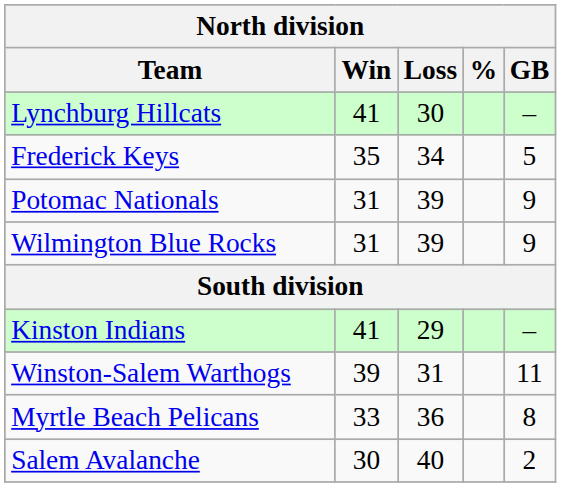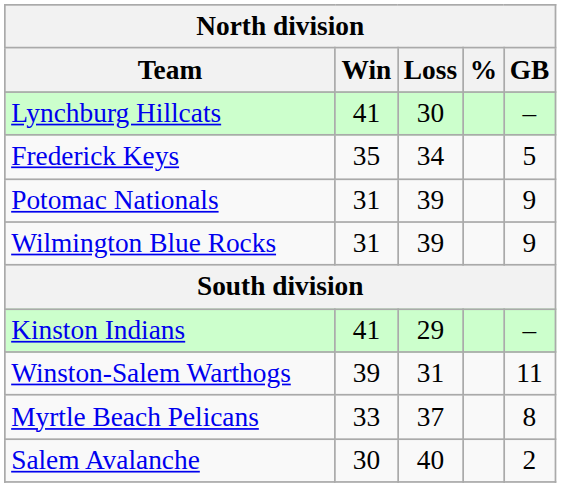(430, 416) 36 -> (430, 416) 37
